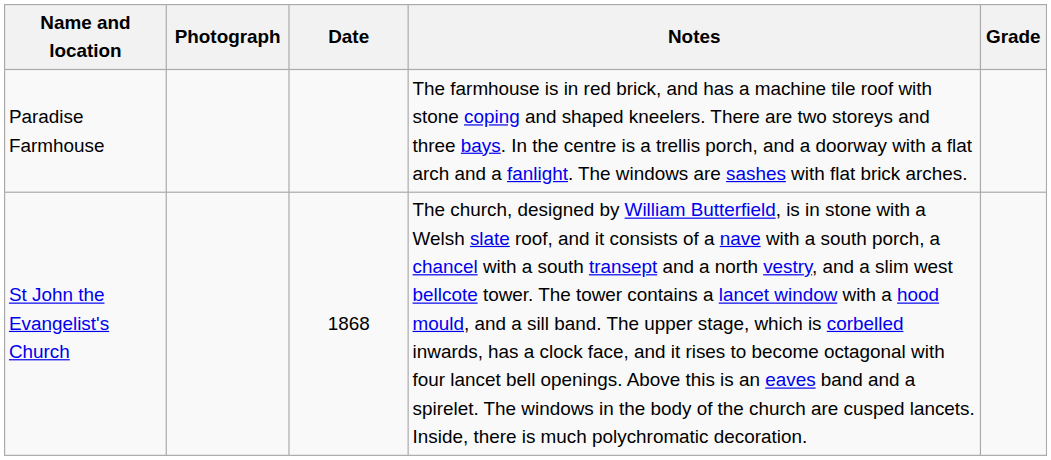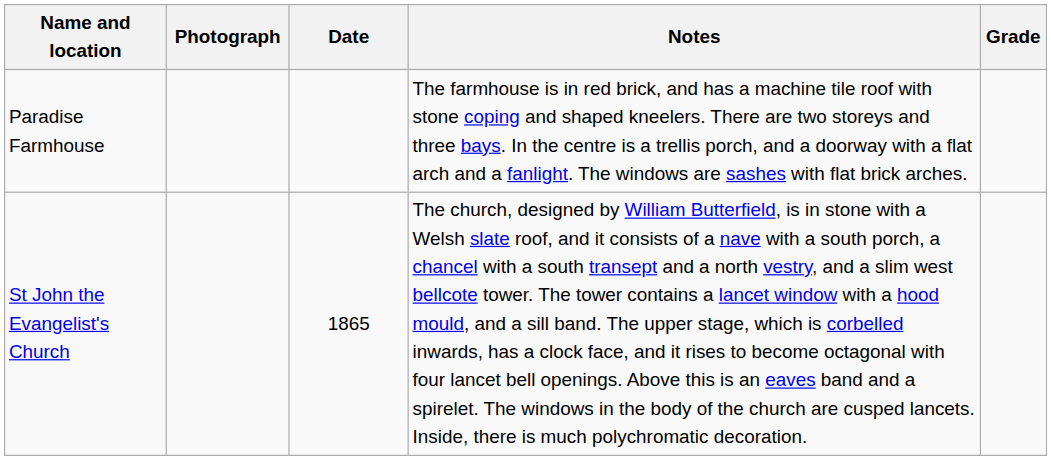(349, 323) 1868 -> (349, 323) 1865
